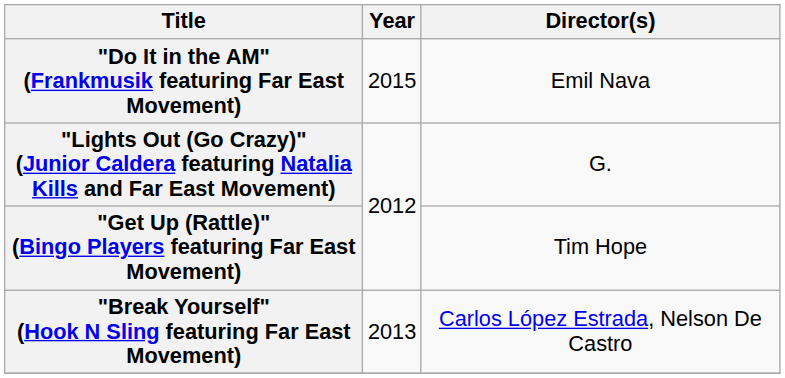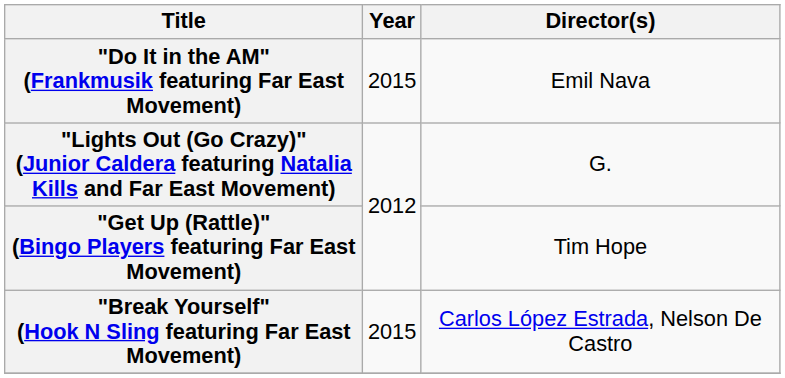(392, 331) 2013 -> (392, 331) 2015
